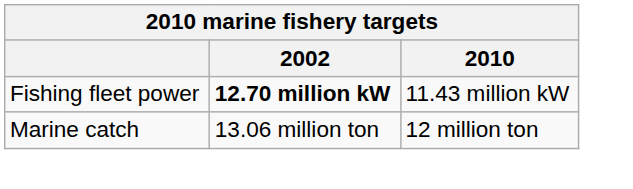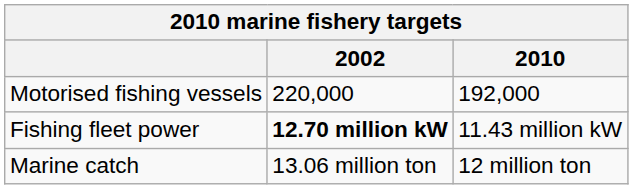+ row: (136, 93)
